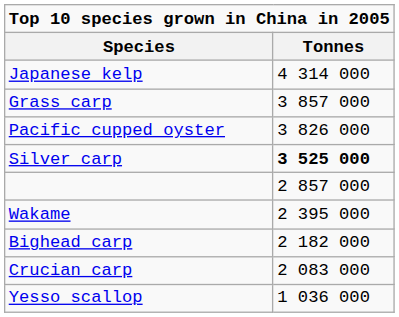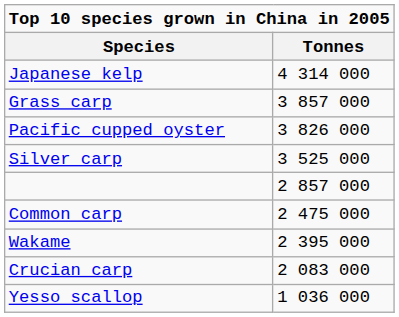(324, 158) bold -> (324, 158) normal
+ row: (65, 214)
- row: (71, 242)
